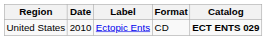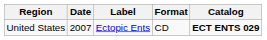(81, 27) 2010 -> (81, 27) 2007
